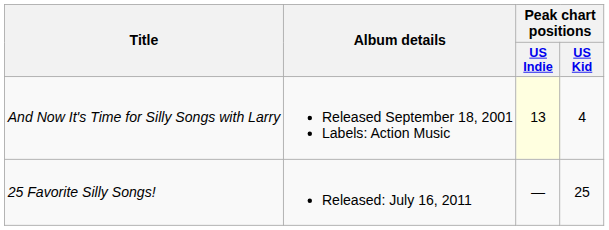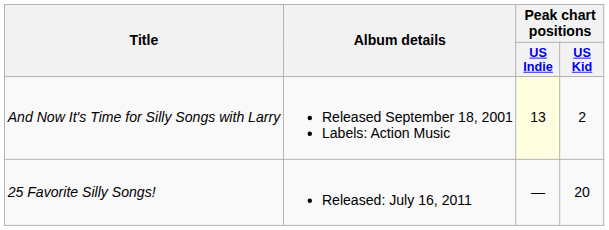(582, 117) 4 -> (582, 117) 2
(582, 192) 25 -> (582, 192) 20
